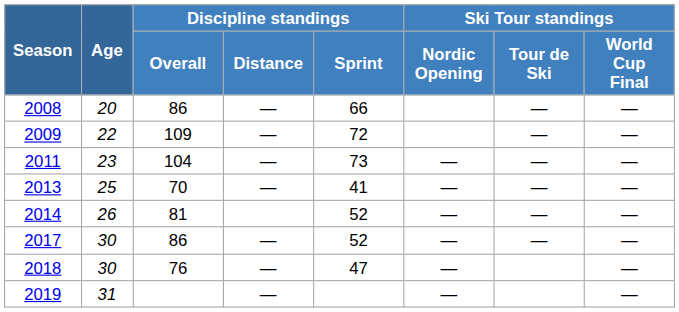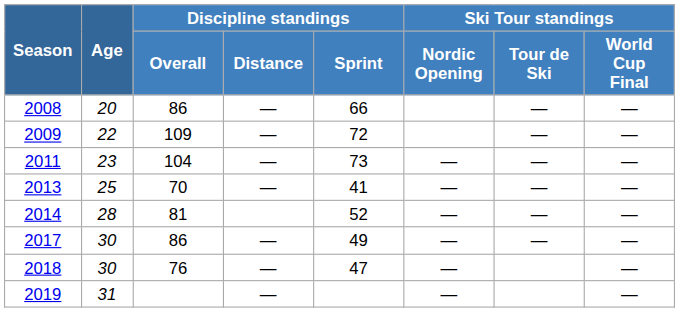(107, 214) 26 -> (107, 214) 28
(358, 241) 52 -> (358, 241) 49
